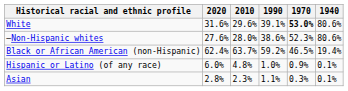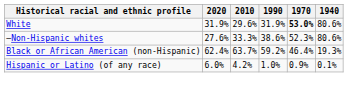(217, 24) 31.6% -> (217, 24) 31.9%
(273, 24) 39.1% -> (273, 24) 31.9%
(245, 38) 28.0% -> (245, 38) 33.3%
(301, 52) 46.5% -> (301, 52) 46.4%
(329, 52) 19.4% -> (329, 52) 19.3%
(242, 65) 4.8% -> (242, 65) 4.2%
- row: (18, 79)
